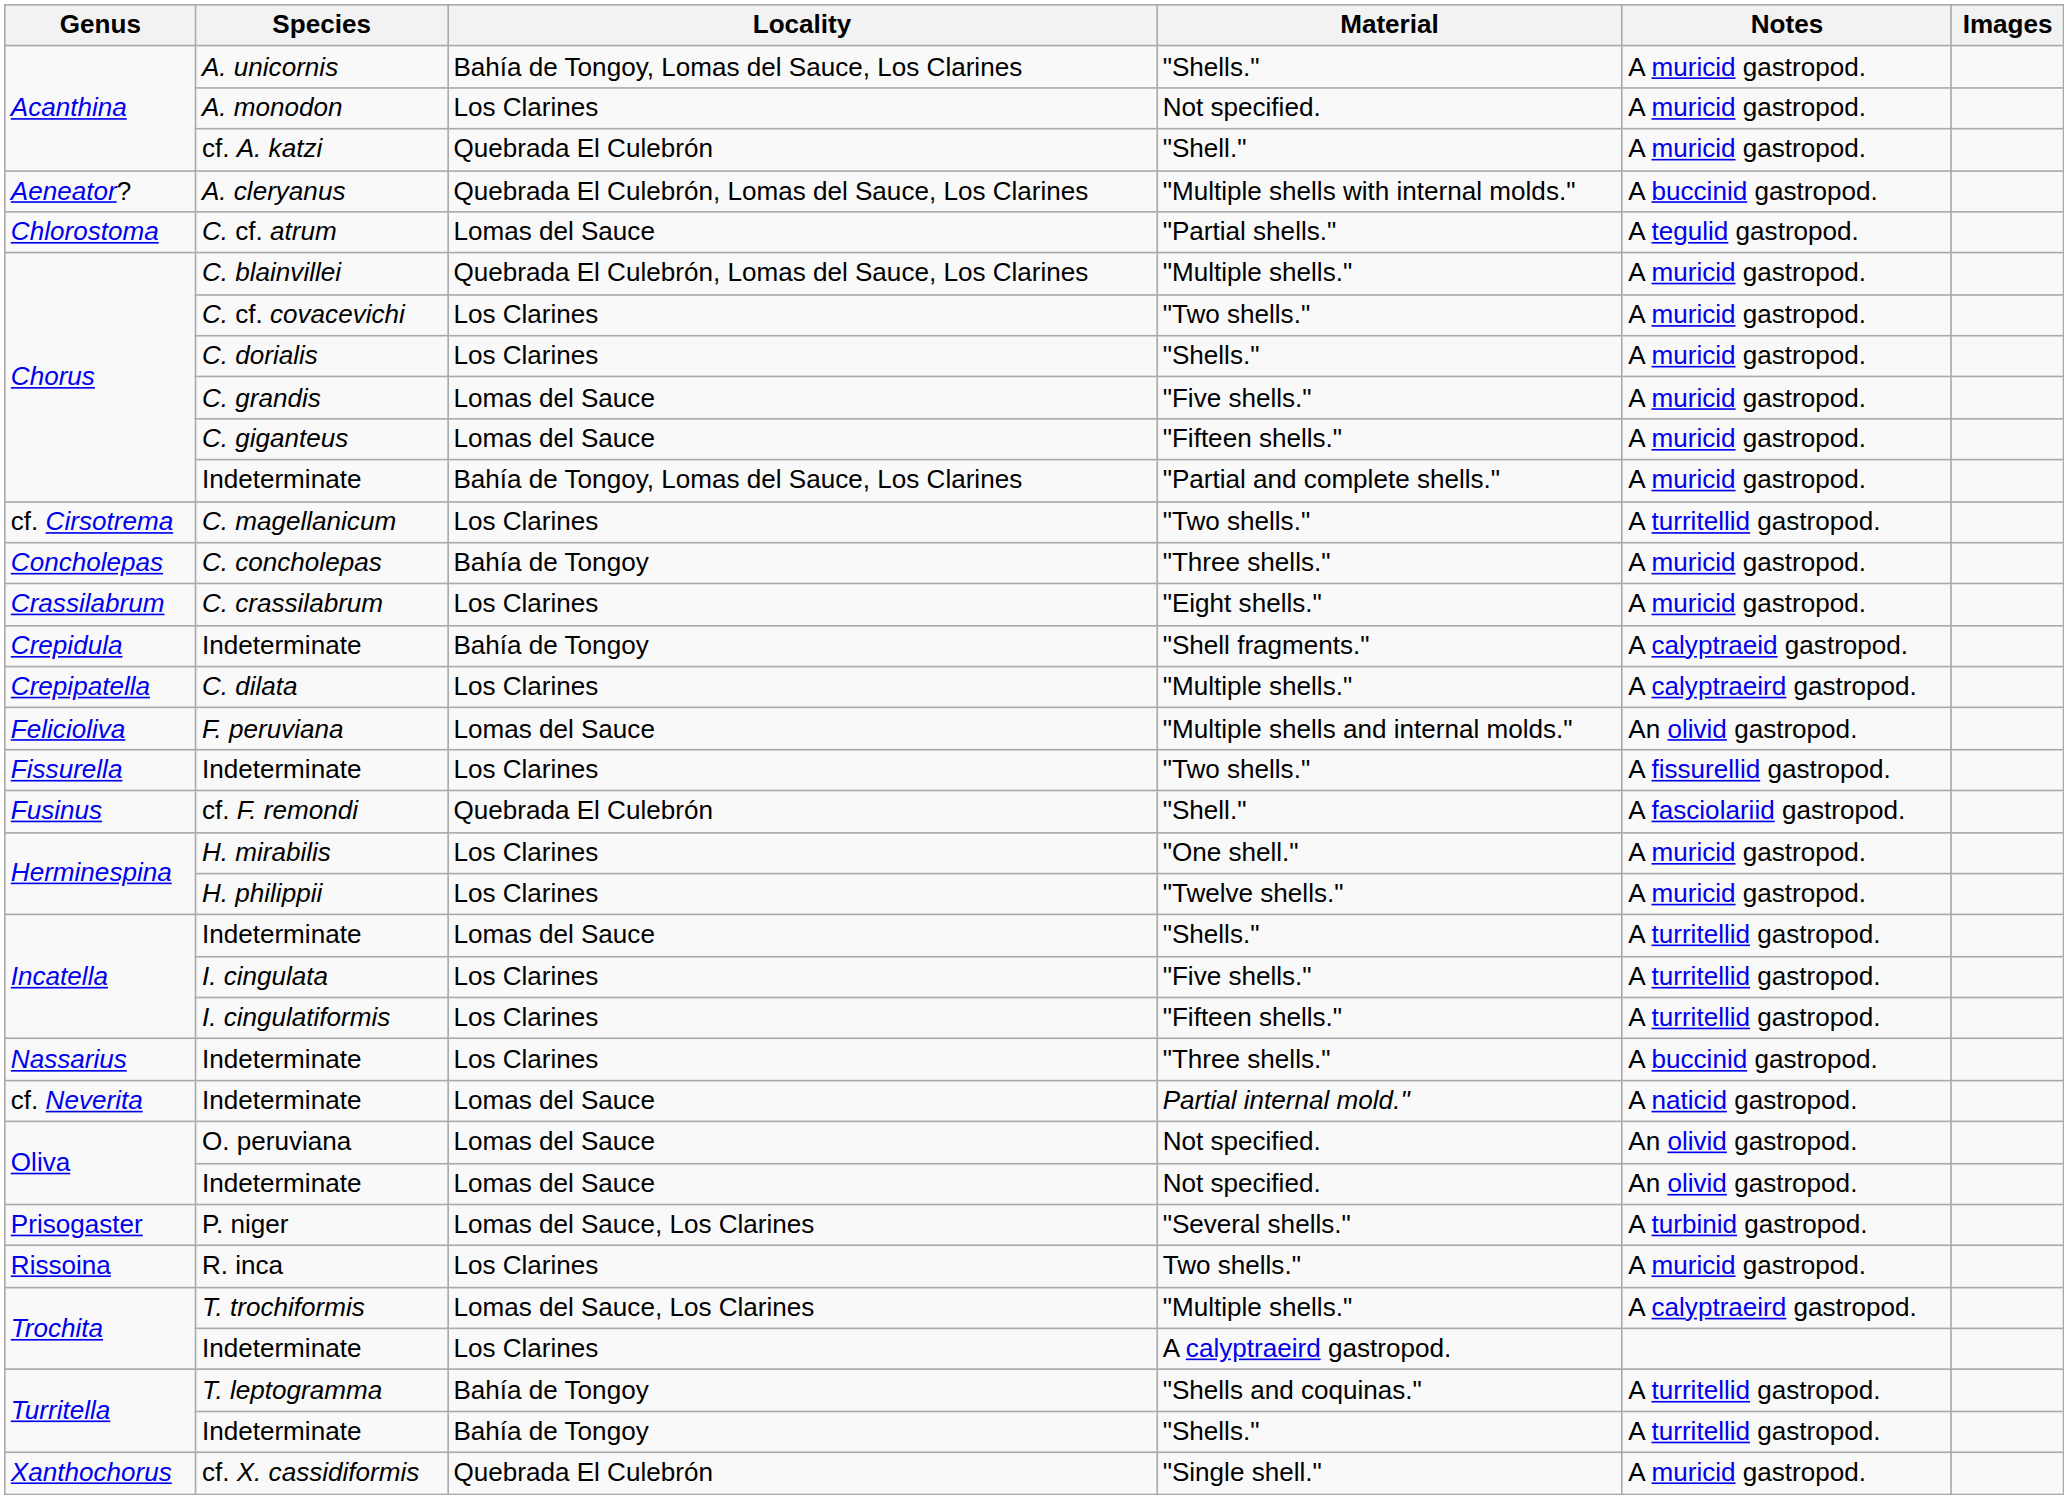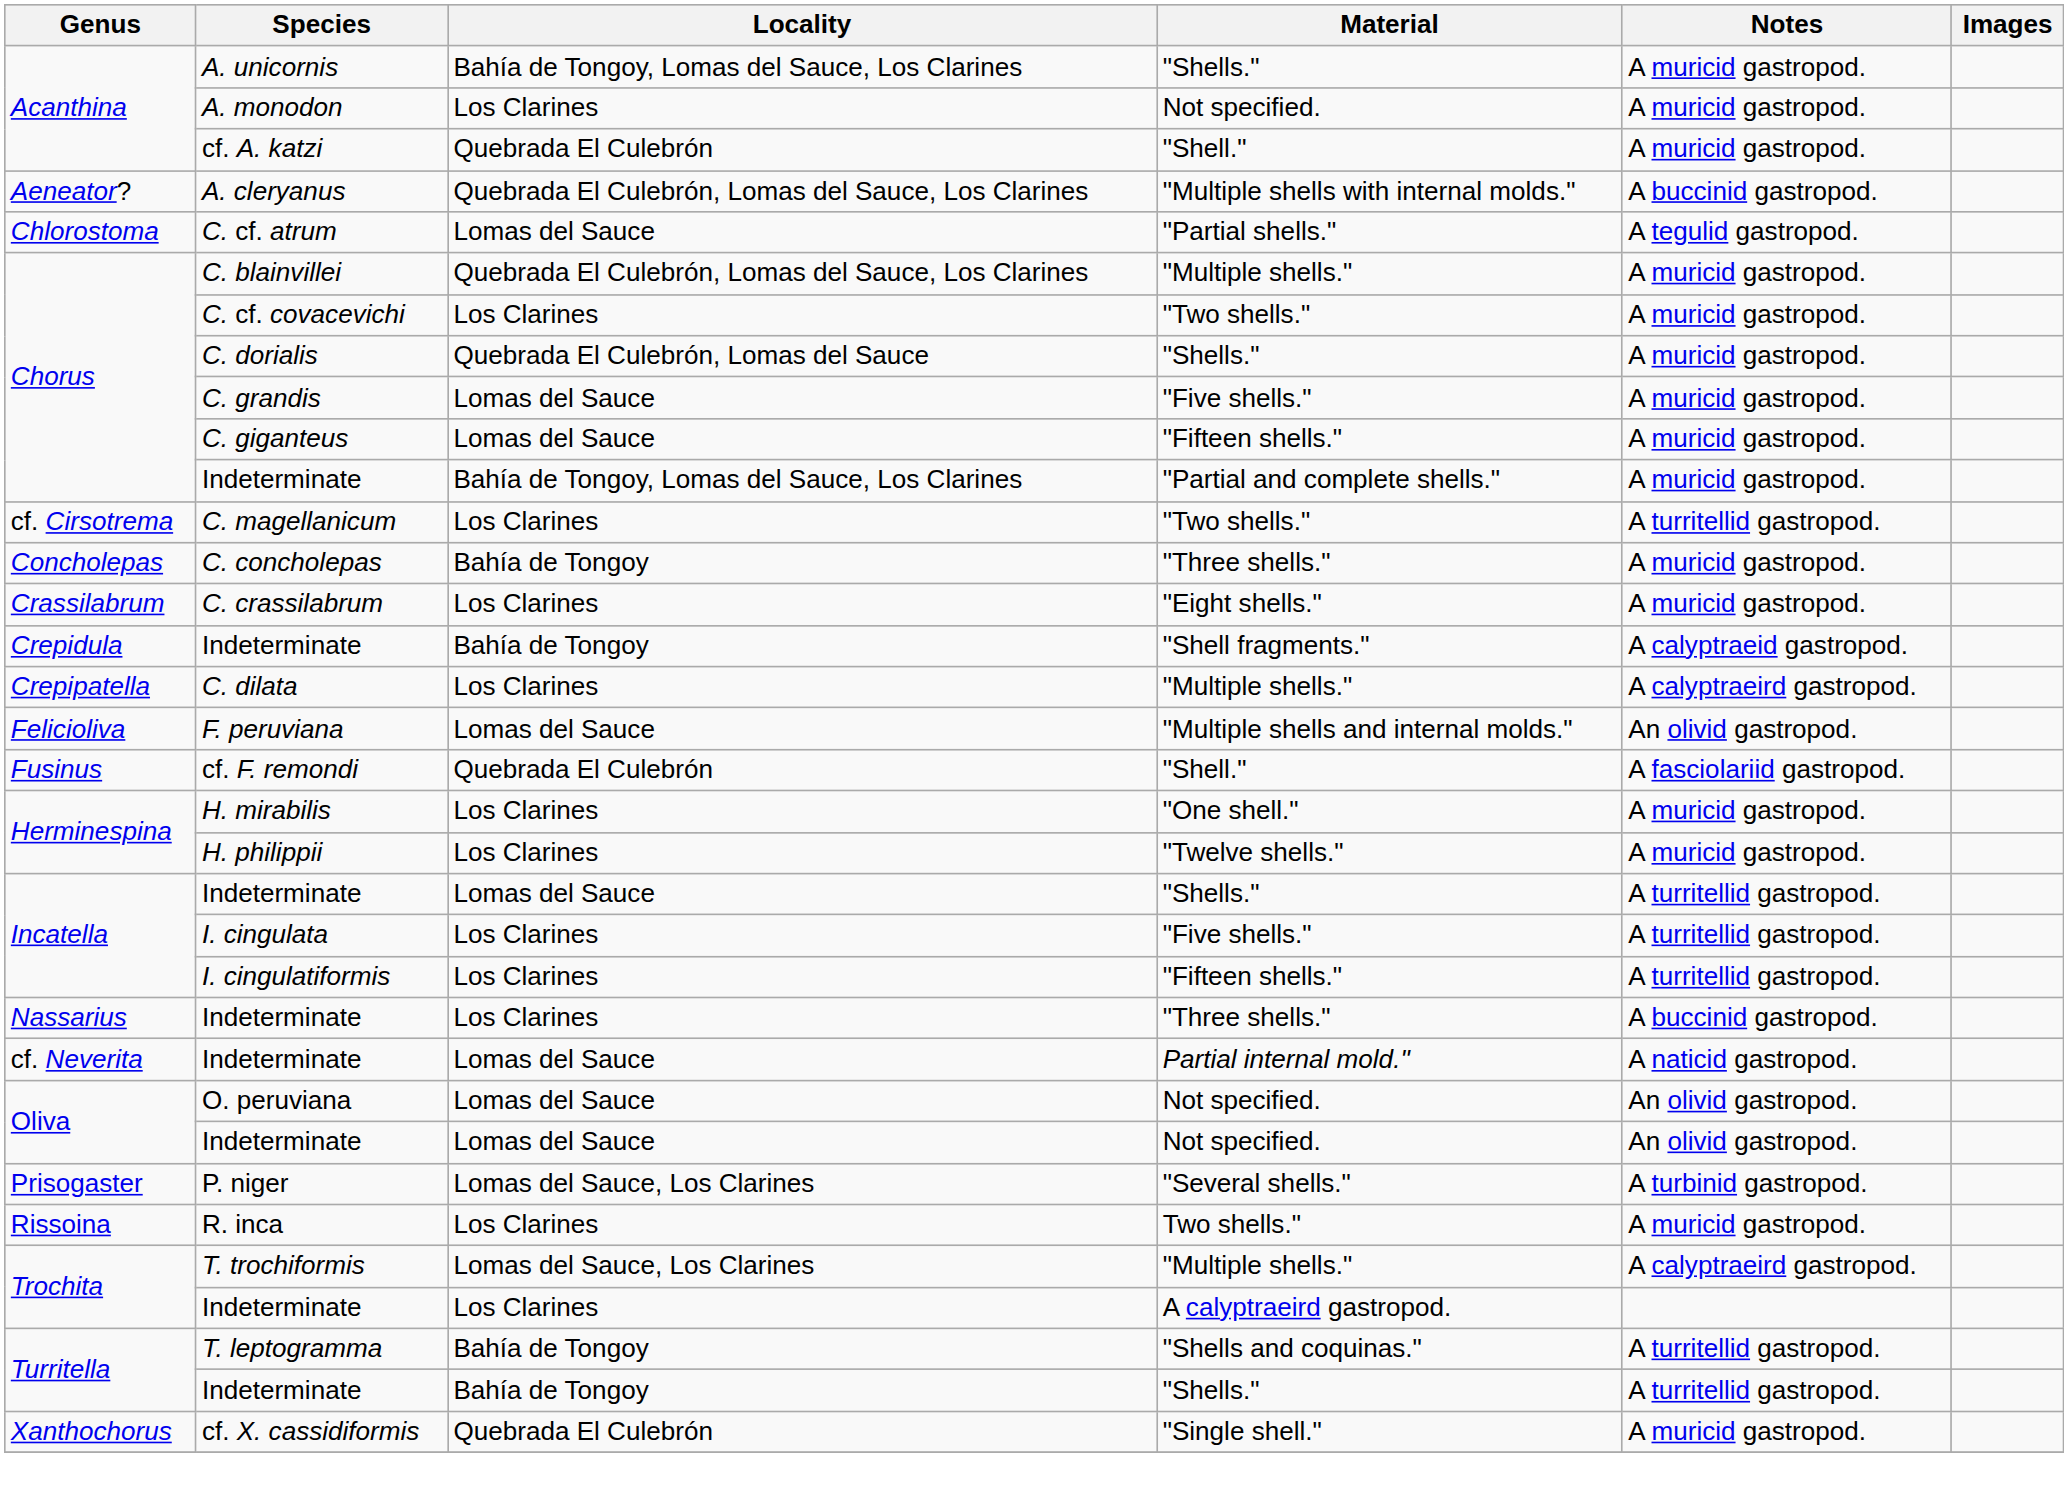(526, 356) Los Clarines -> (691, 356) Quebrada El Culebrón, Lomas del Sauce
- row: (67, 769)
